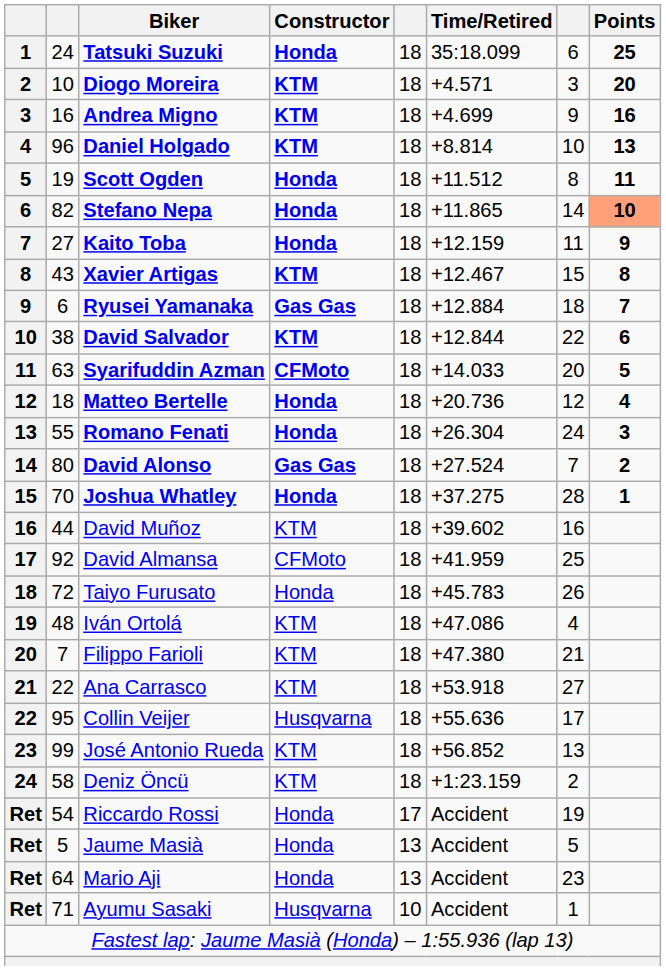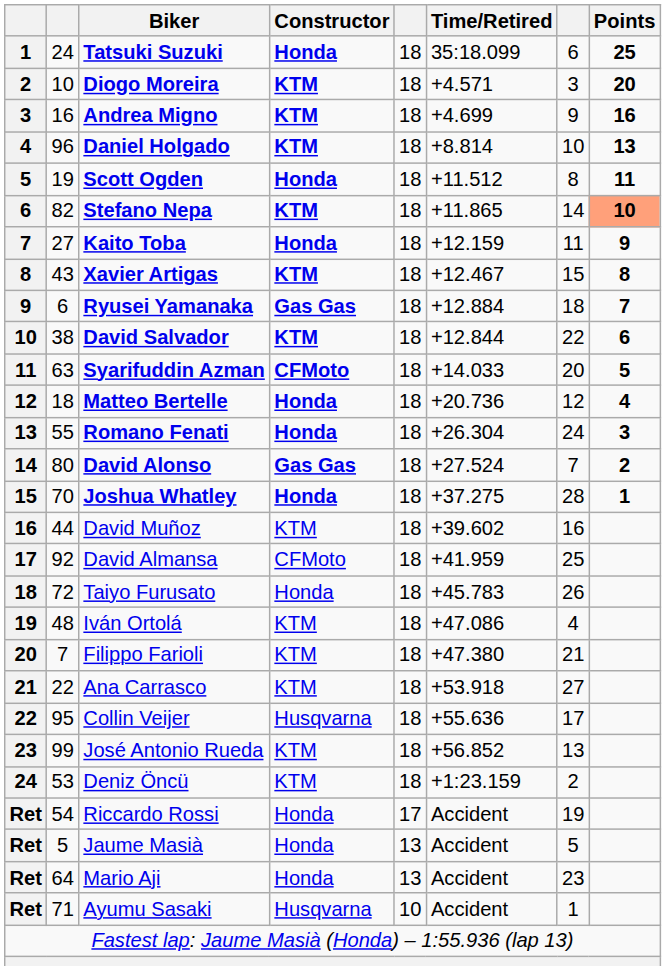(306, 211) Honda -> (296, 211) KTM
(63, 782) 58 -> (63, 782) 53
